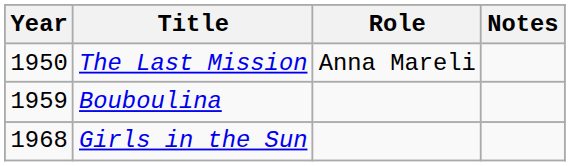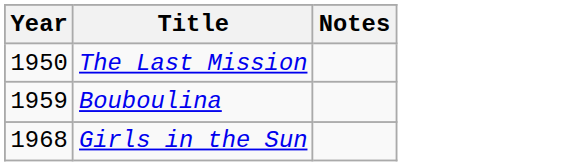- column: (397, 24)
